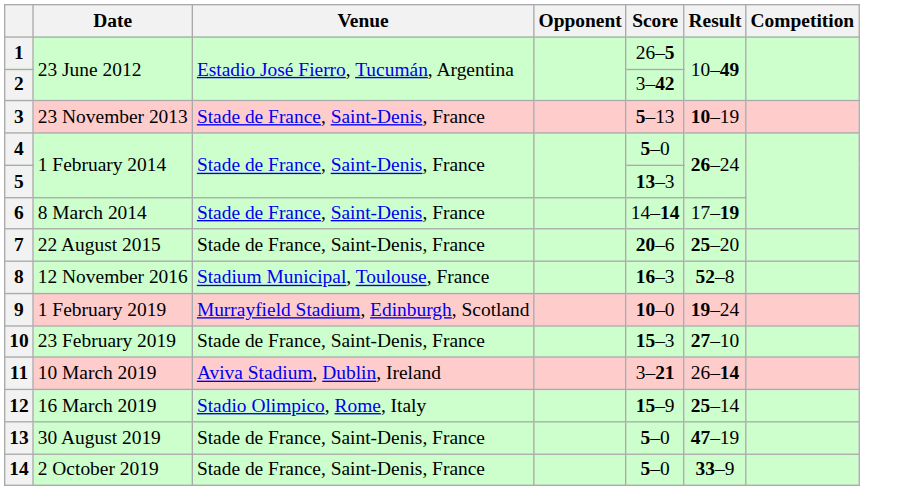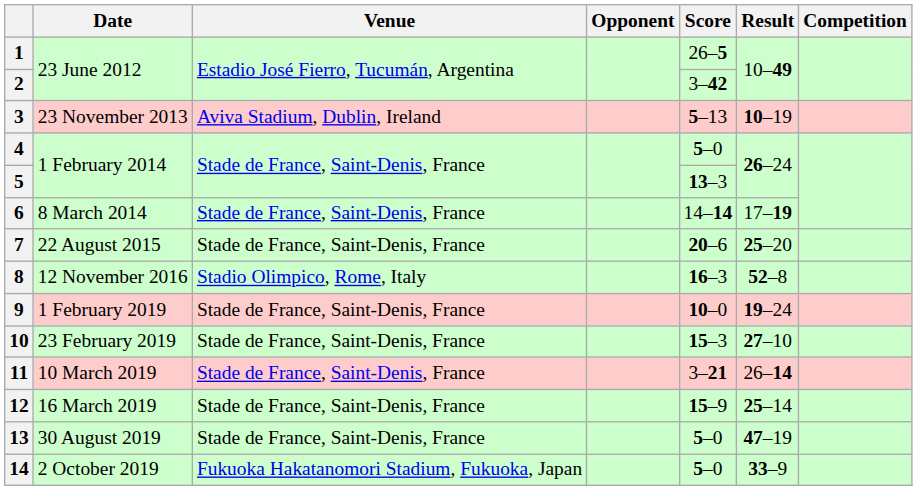(341, 117) Stade de France, Saint-Denis, France -> (319, 117) Aviva Stadium, Dublin, Ireland
(343, 277) Stadium Municipal, Toulouse, France -> (312, 277) Stadio Olimpico, Rome, Italy
(363, 309) Murrayfield Stadium, Edinburgh, Scotland -> (341, 309) Stade de France, Saint-Denis, France
(319, 373) Aviva Stadium, Dublin, Ireland -> (341, 373) Stade de France, Saint-Denis, France
(312, 405) Stadio Olimpico, Rome, Italy -> (341, 405) Stade de France, Saint-Denis, France
(341, 469) Stade de France, Saint-Denis, France -> (390, 469) Fukuoka Hakatanomori Stadium, Fukuoka, Japan
